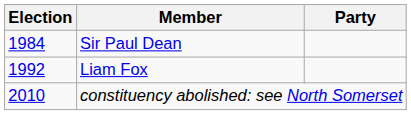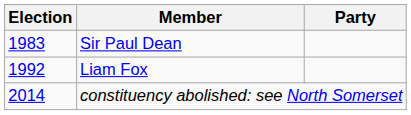(27, 43) 1984 -> (27, 43) 1983
(27, 95) 2010 -> (27, 95) 2014
